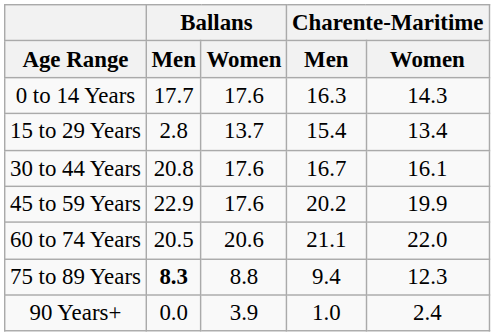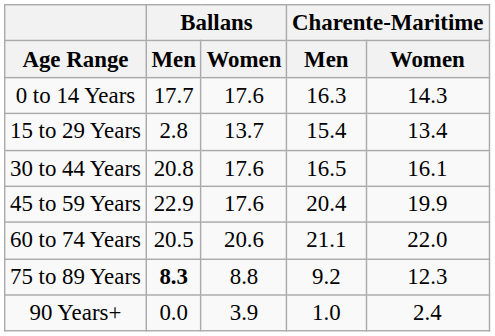(326, 167) 16.7 -> (326, 167) 16.5
(326, 204) 20.2 -> (326, 204) 20.4
(326, 276) 9.4 -> (326, 276) 9.2
